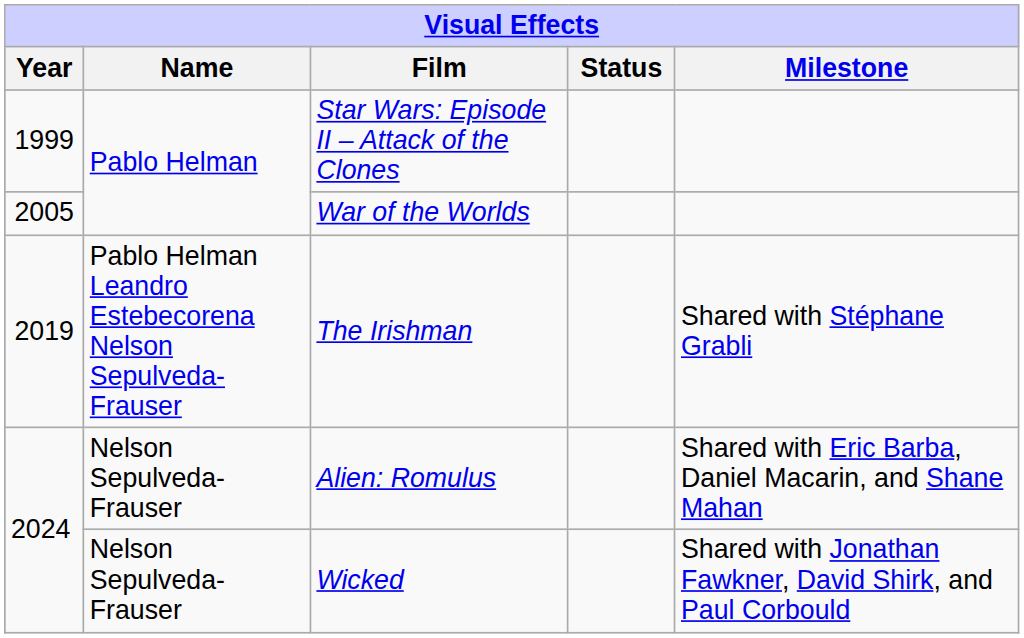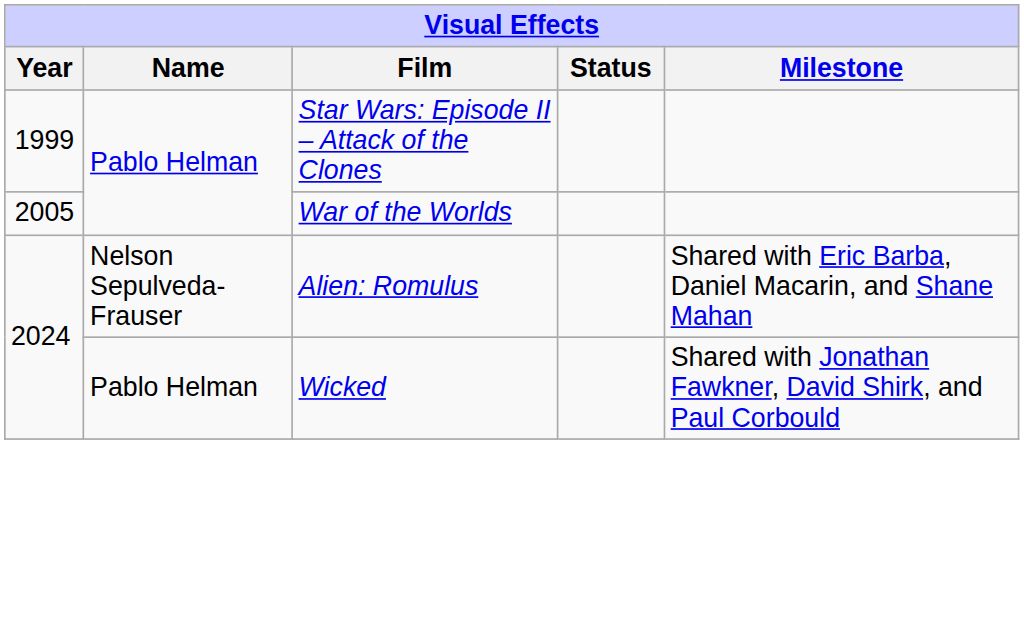- row: (394, 330)
(157, 580) Nelson Sepulveda-Frauser -> (174, 387) Pablo Helman
